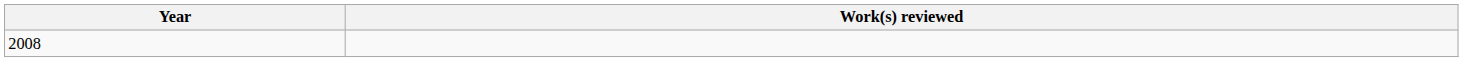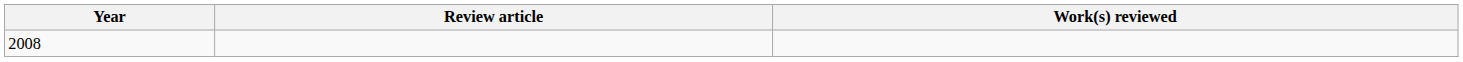+ column: (494, 17)
